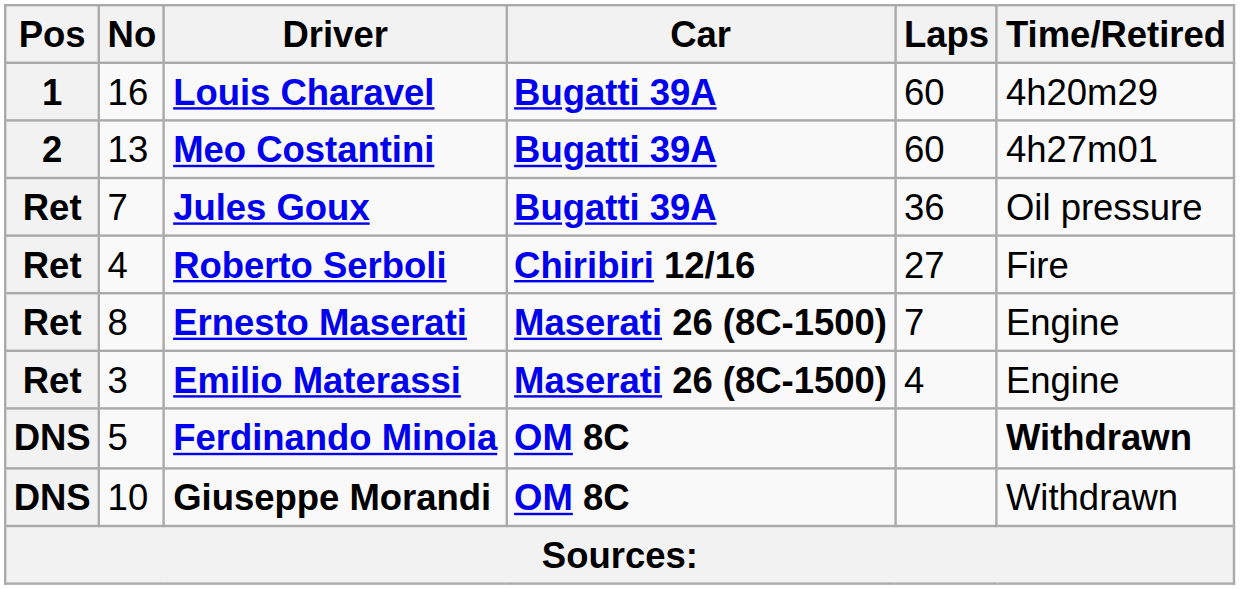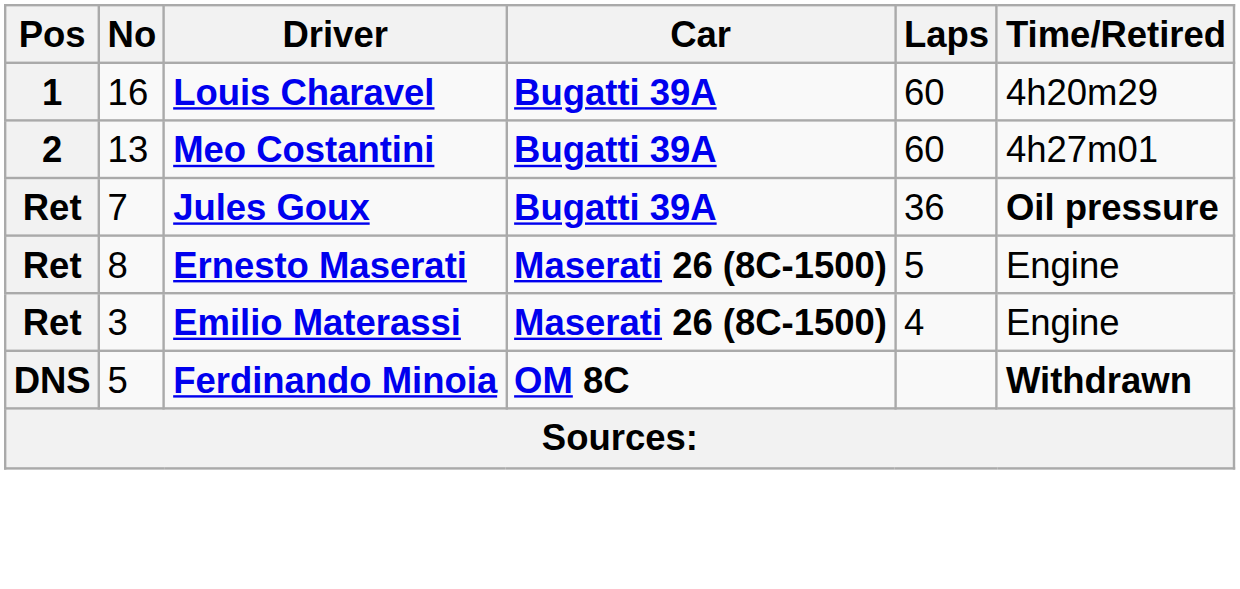(1104, 208) normal -> (1112, 208) bold
- row: (310, 265)
(914, 323) 7 -> (914, 265) 5
- row: (332, 496)
